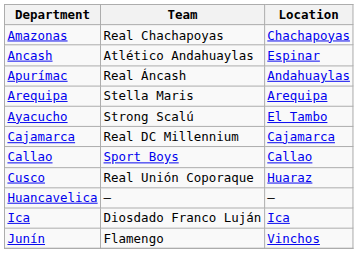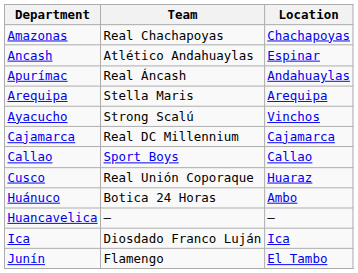(297, 116) El Tambo -> (294, 116) Vinchos
+ row: (34, 198)
(294, 238) Vinchos -> (297, 259) El Tambo
